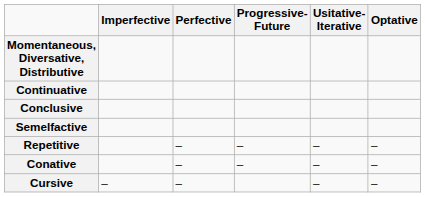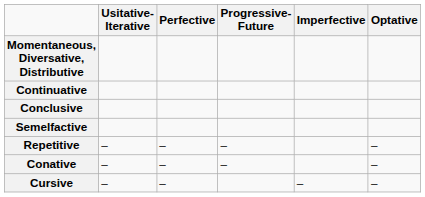columns swapped: (136, 20) <-> (339, 20)
